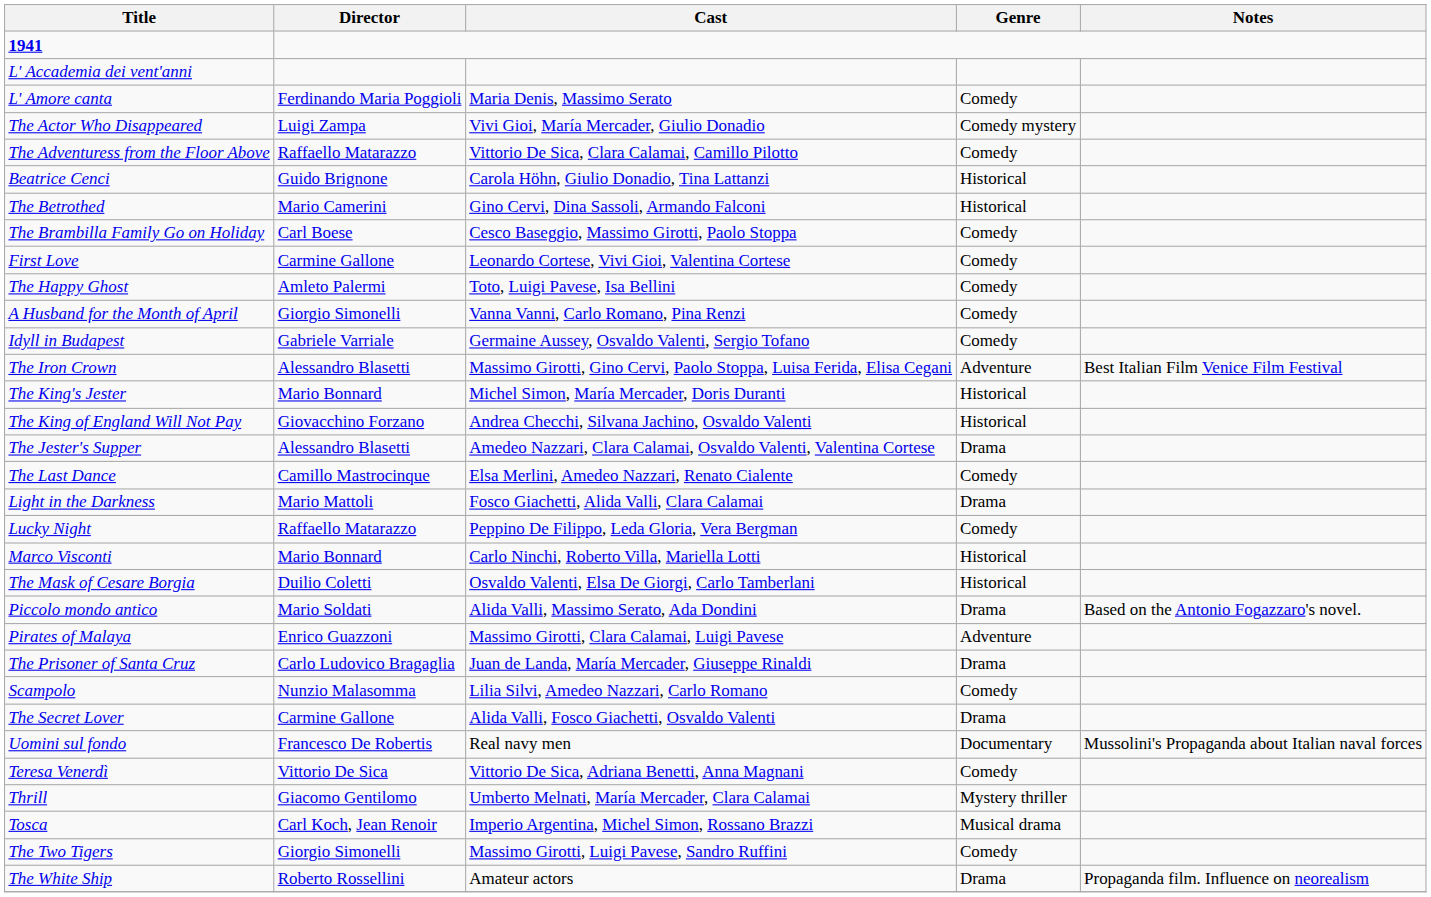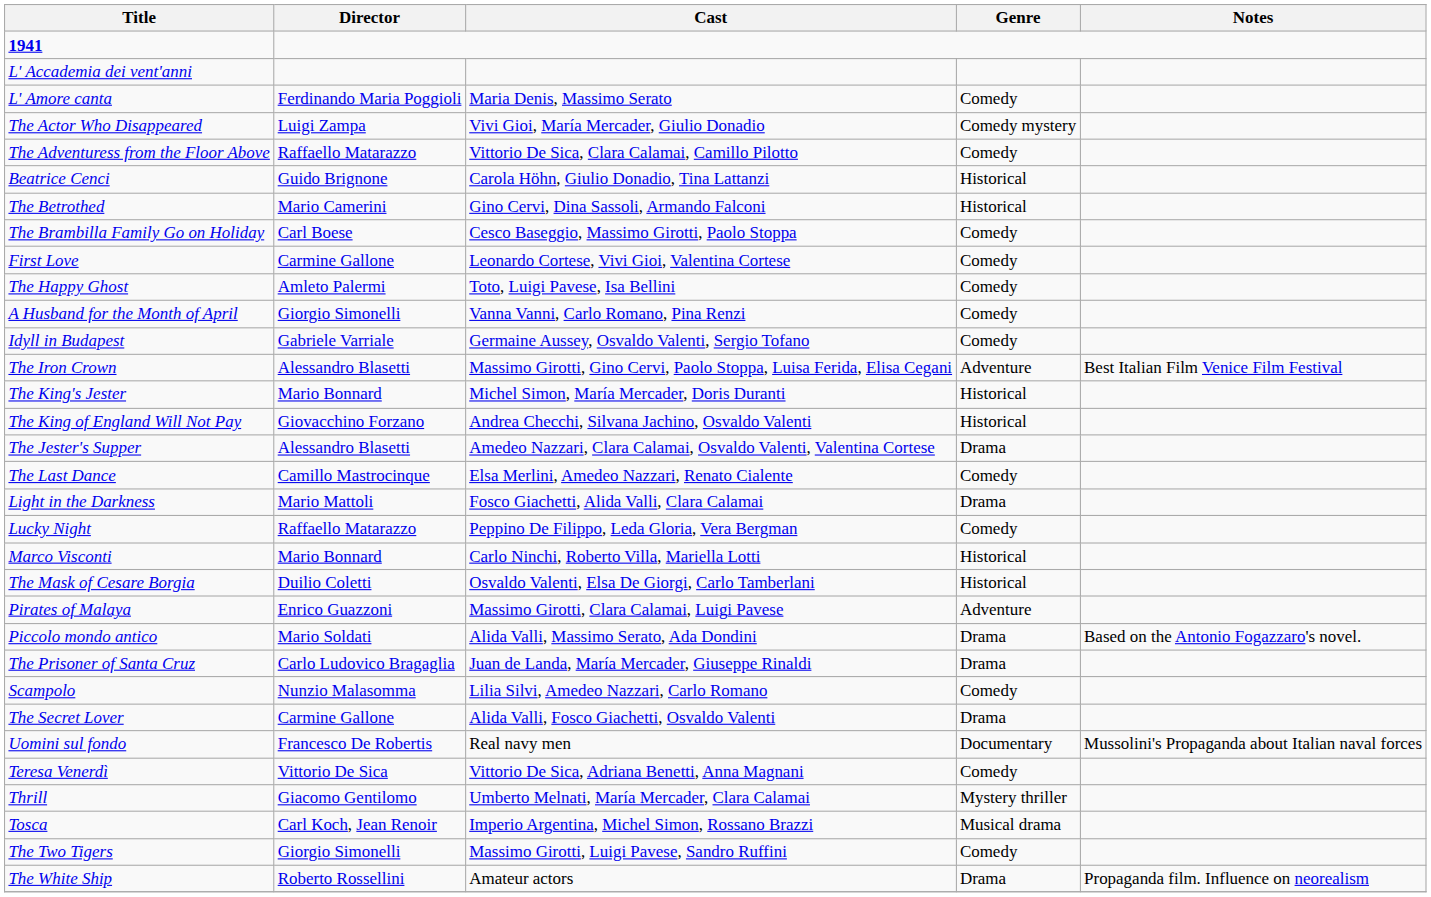rows swapped: (83, 609) <-> (70, 636)
